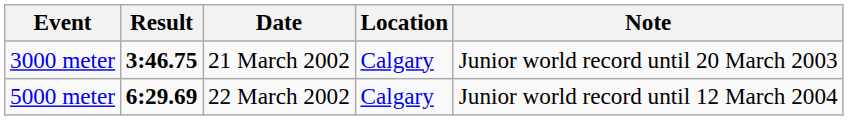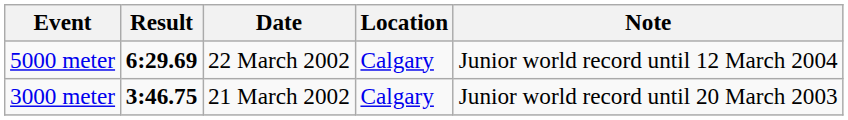rows swapped: (63, 59) <-> (63, 96)
